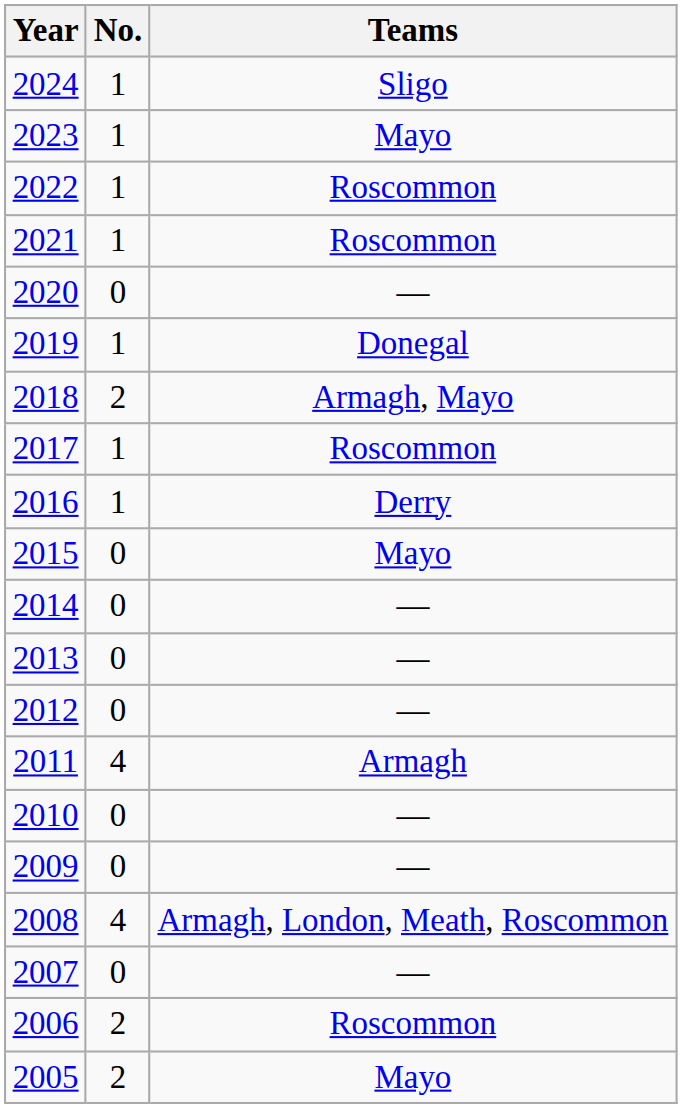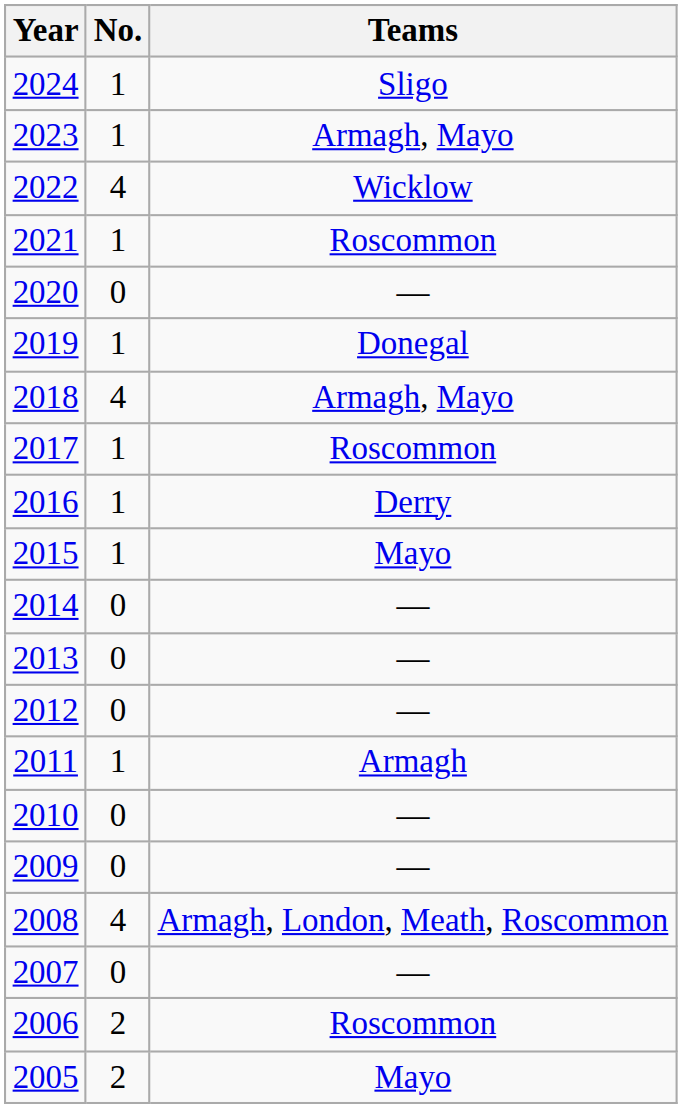(413, 135) Mayo -> (413, 135) Armagh, Mayo
(118, 187) 1 -> (118, 187) 4
(413, 187) Roscommon -> (413, 187) Wicklow
(118, 396) 2 -> (118, 396) 4
(118, 553) 0 -> (118, 553) 1
(118, 762) 4 -> (118, 762) 1
